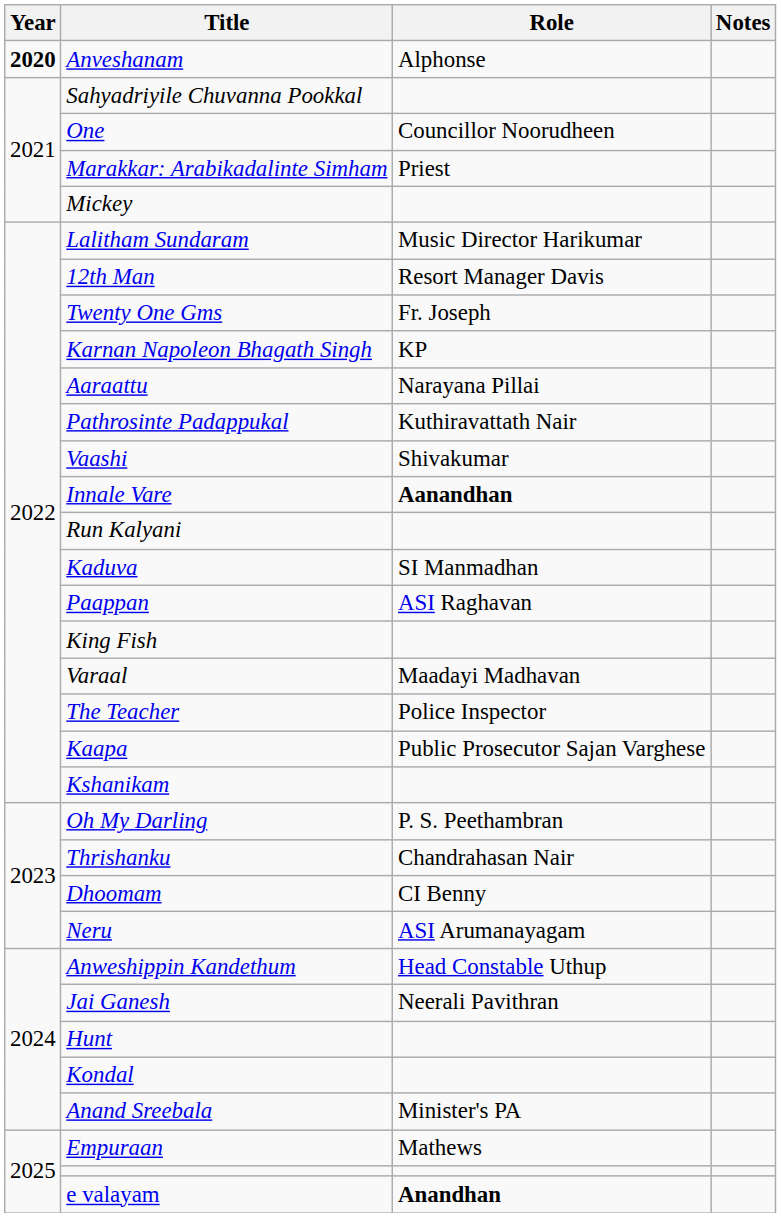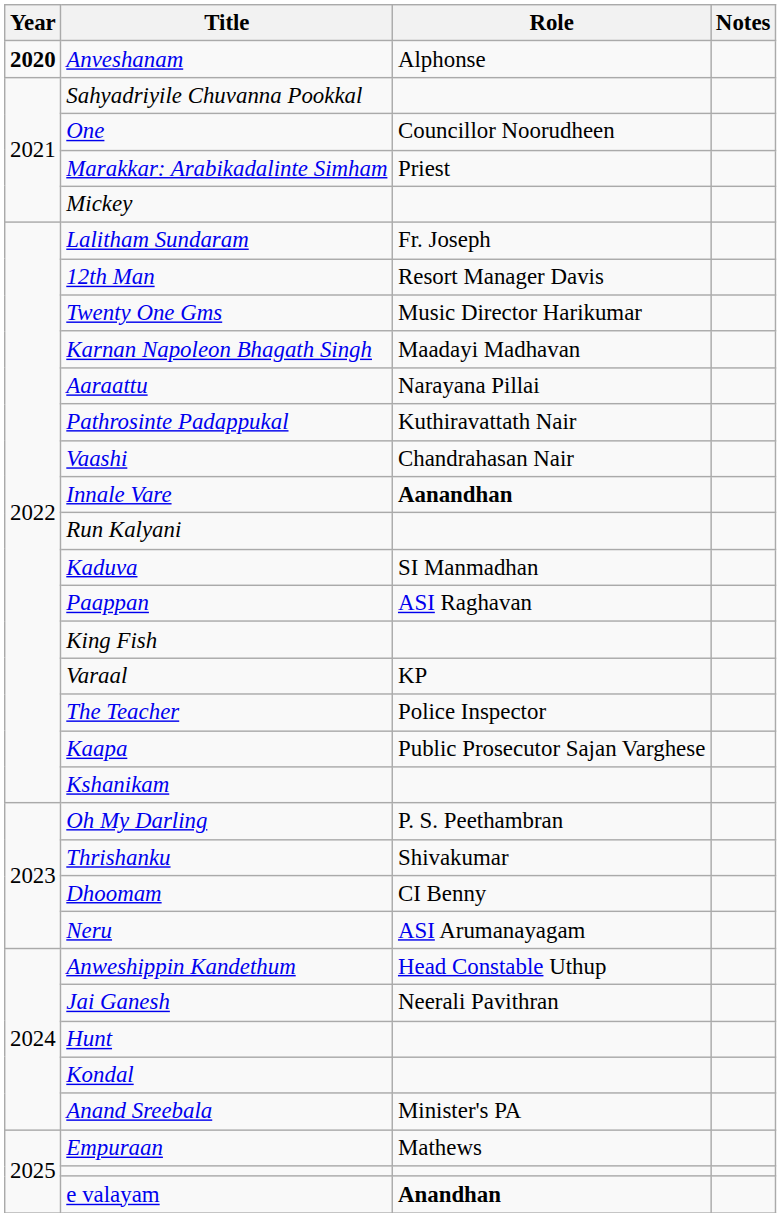(520, 240) Music Director Harikumar -> (444, 240) Fr. Joseph
(444, 312) Fr. Joseph -> (520, 312) Music Director Harikumar
(413, 349) KP -> (489, 349) Maadayi Madhavan
(453, 458) Shivakumar -> (486, 458) Chandrahasan Nair
(489, 675) Maadayi Madhavan -> (413, 675) KP
(486, 857) Chandrahasan Nair -> (453, 857) Shivakumar
